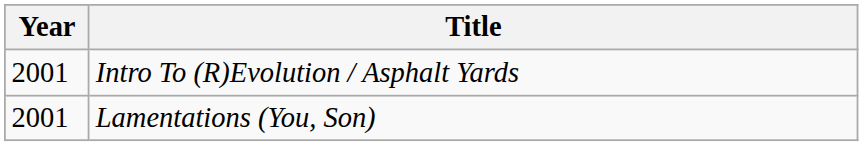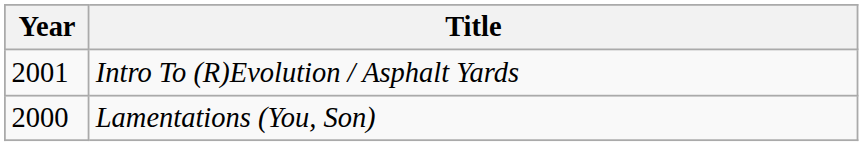(40, 117) 2001 -> (40, 117) 2000
